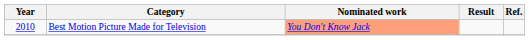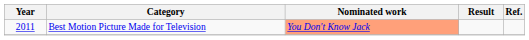(25, 27) 2010 -> (25, 27) 2011
